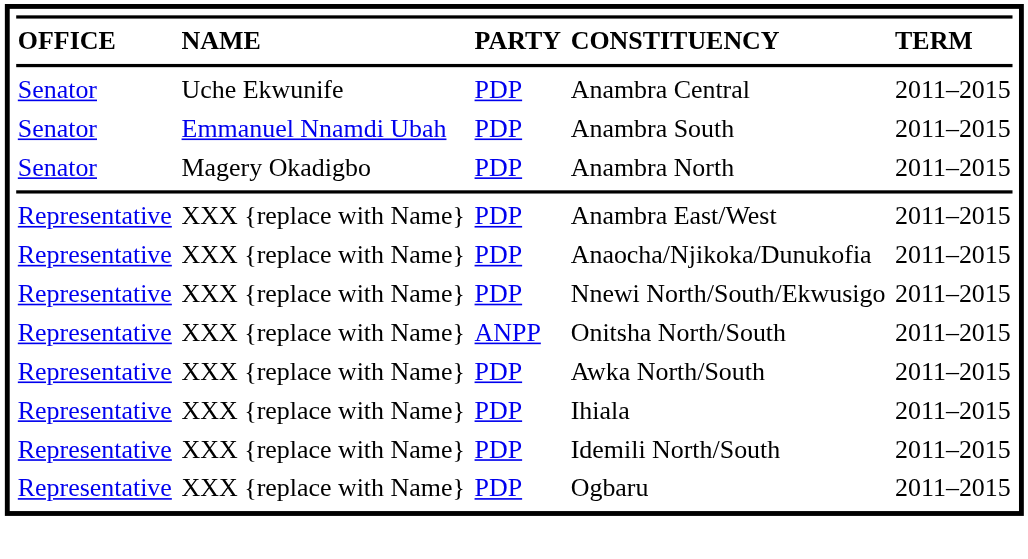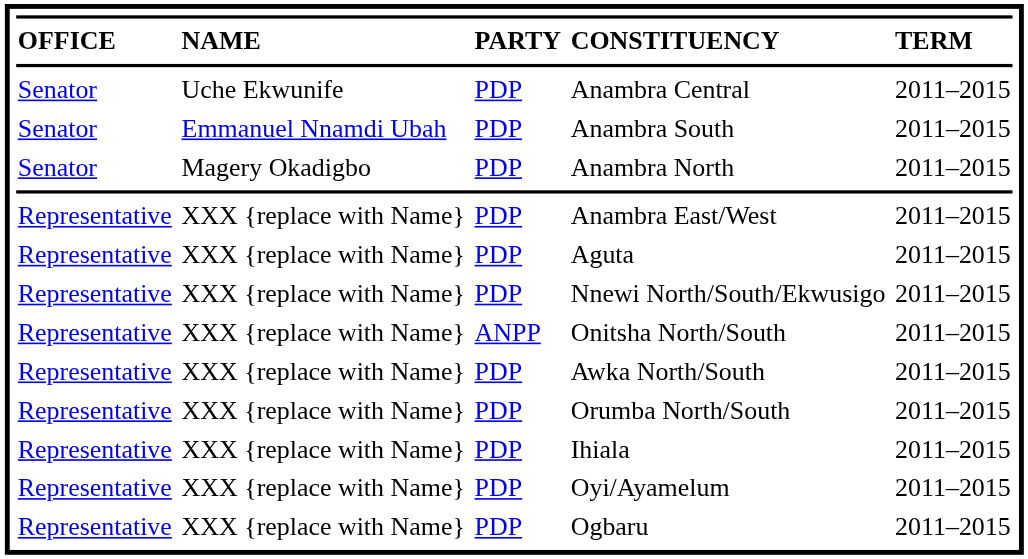- row: (323, 254)
+ row: (323, 254)
+ row: (323, 410)
+ row: (323, 488)
- row: (323, 449)
